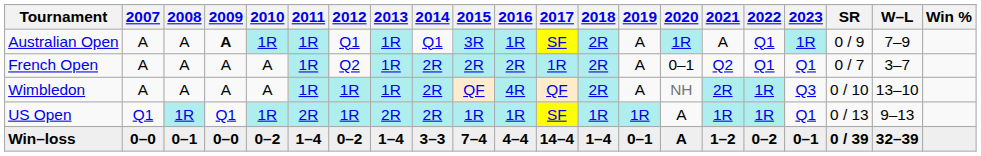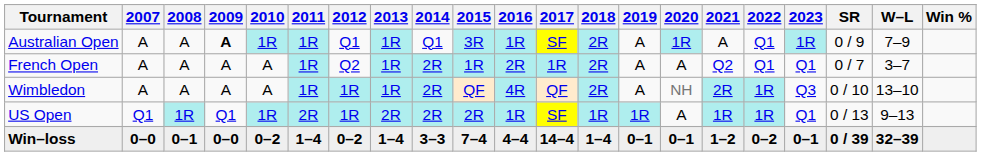(474, 66) 2R -> (474, 66) 1R
(681, 66) 0–1 -> (681, 66) A
(474, 114) 1R -> (474, 114) 2R
(681, 139) A -> (681, 139) 0–1
